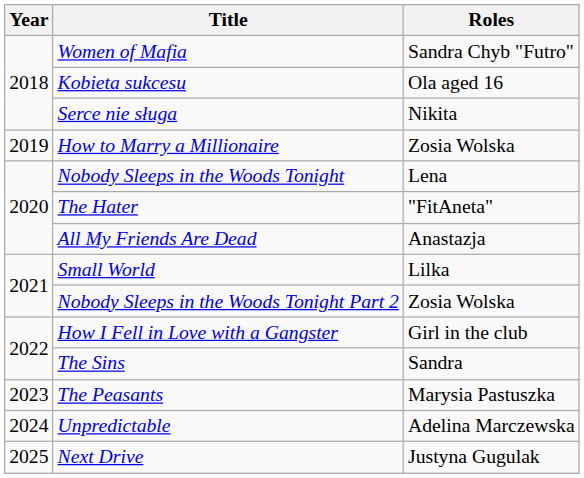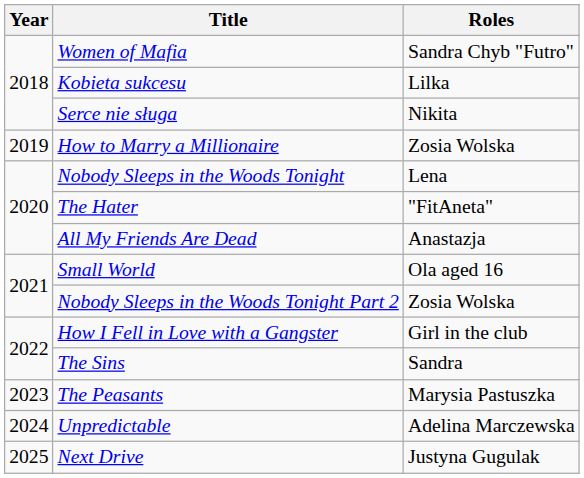(456, 82) Ola aged 16 -> (429, 82) Lilka
(429, 269) Lilka -> (456, 269) Ola aged 16
